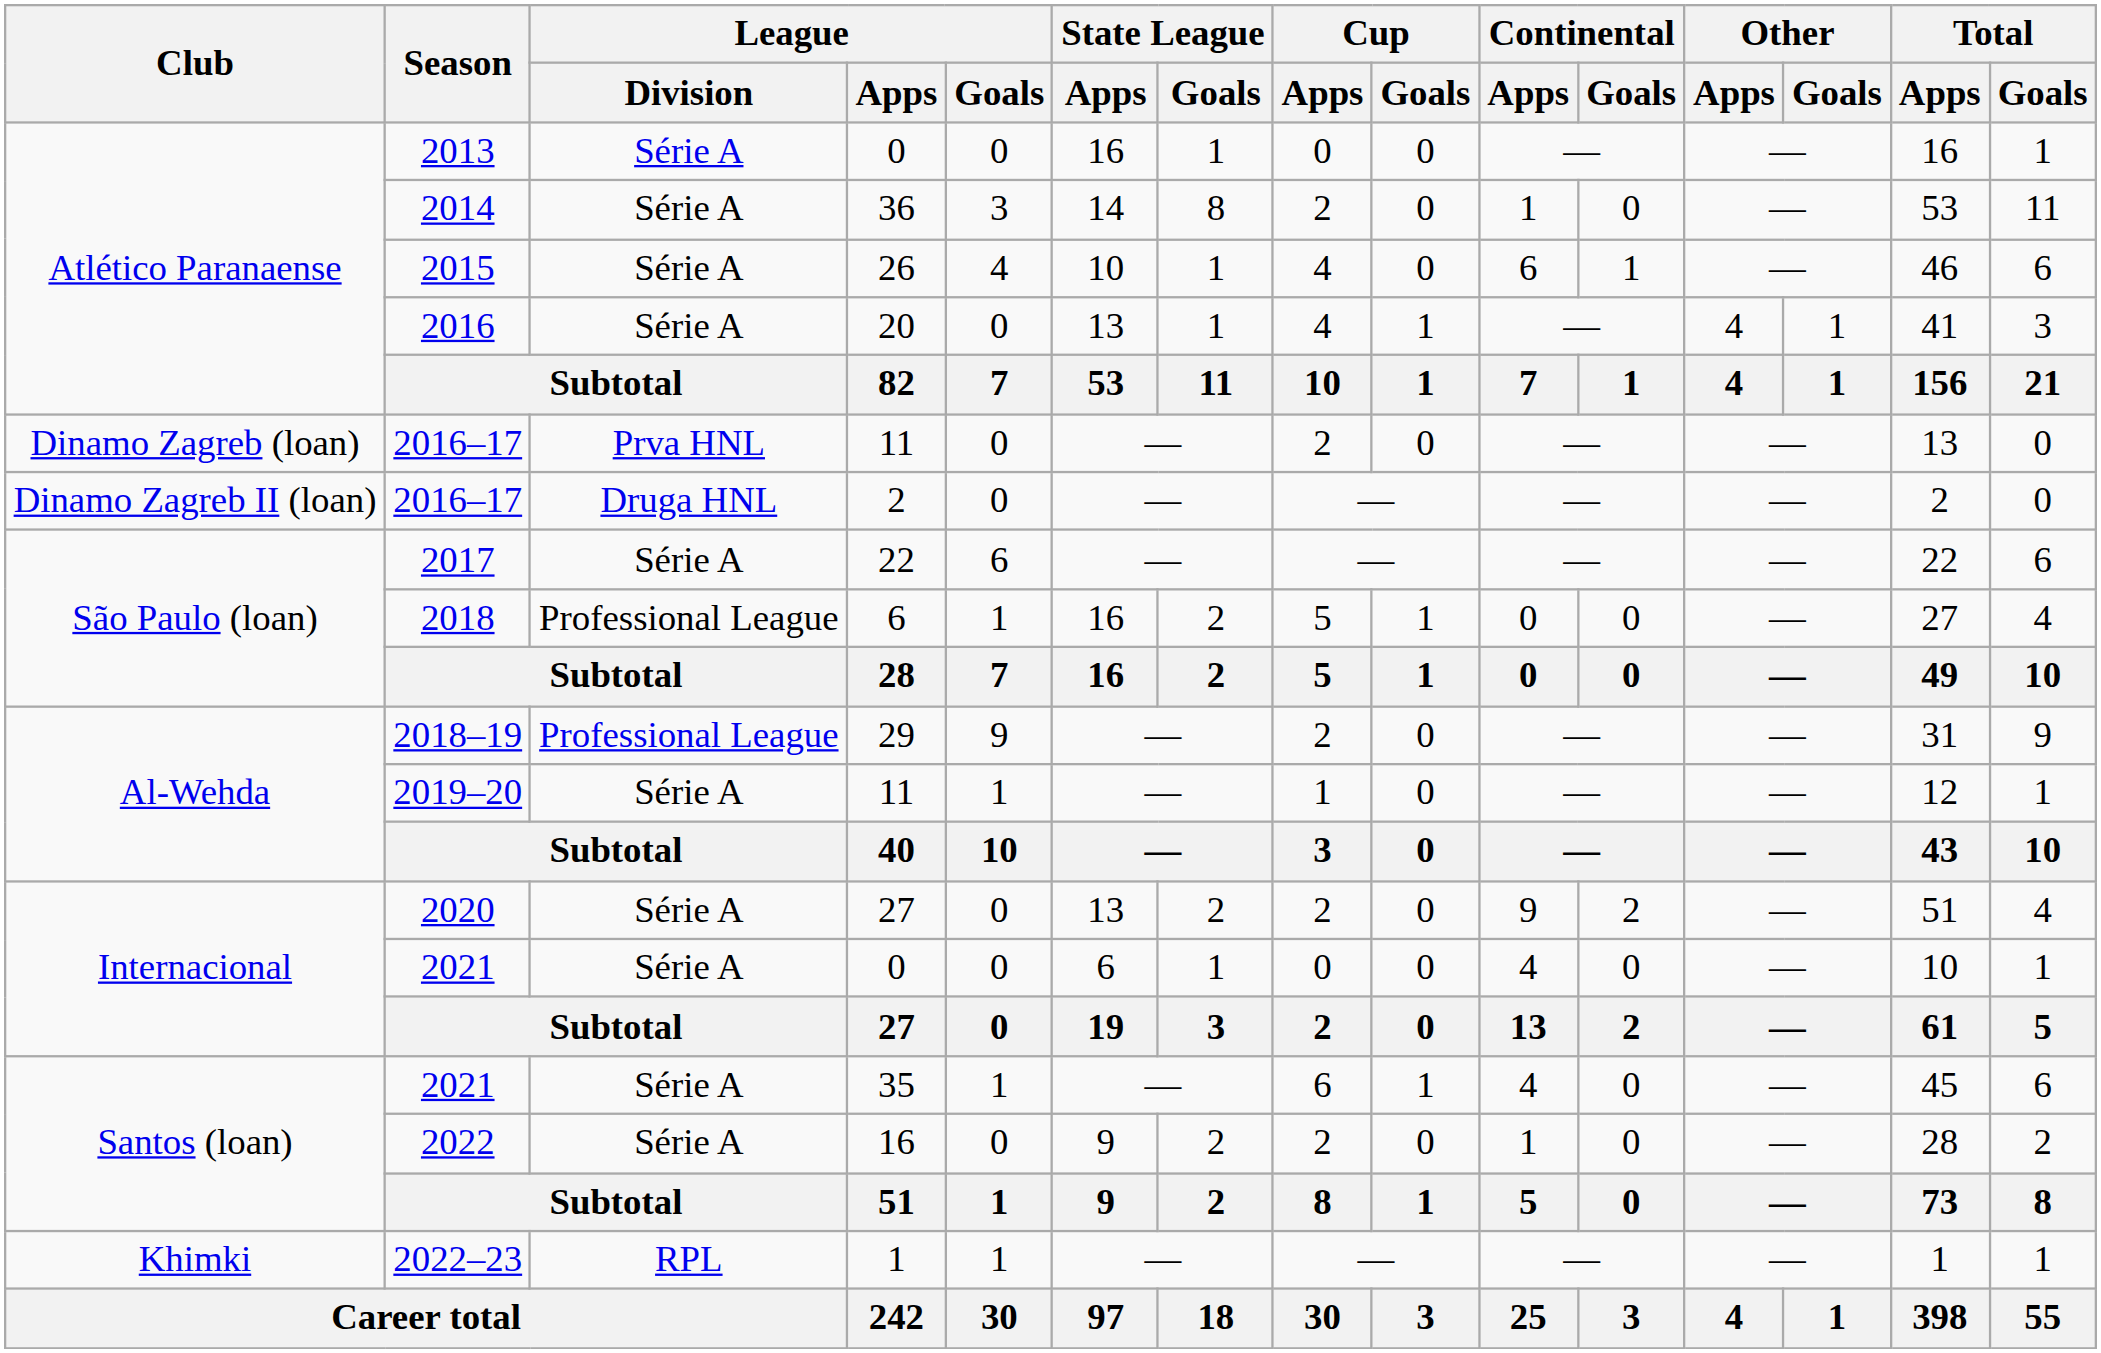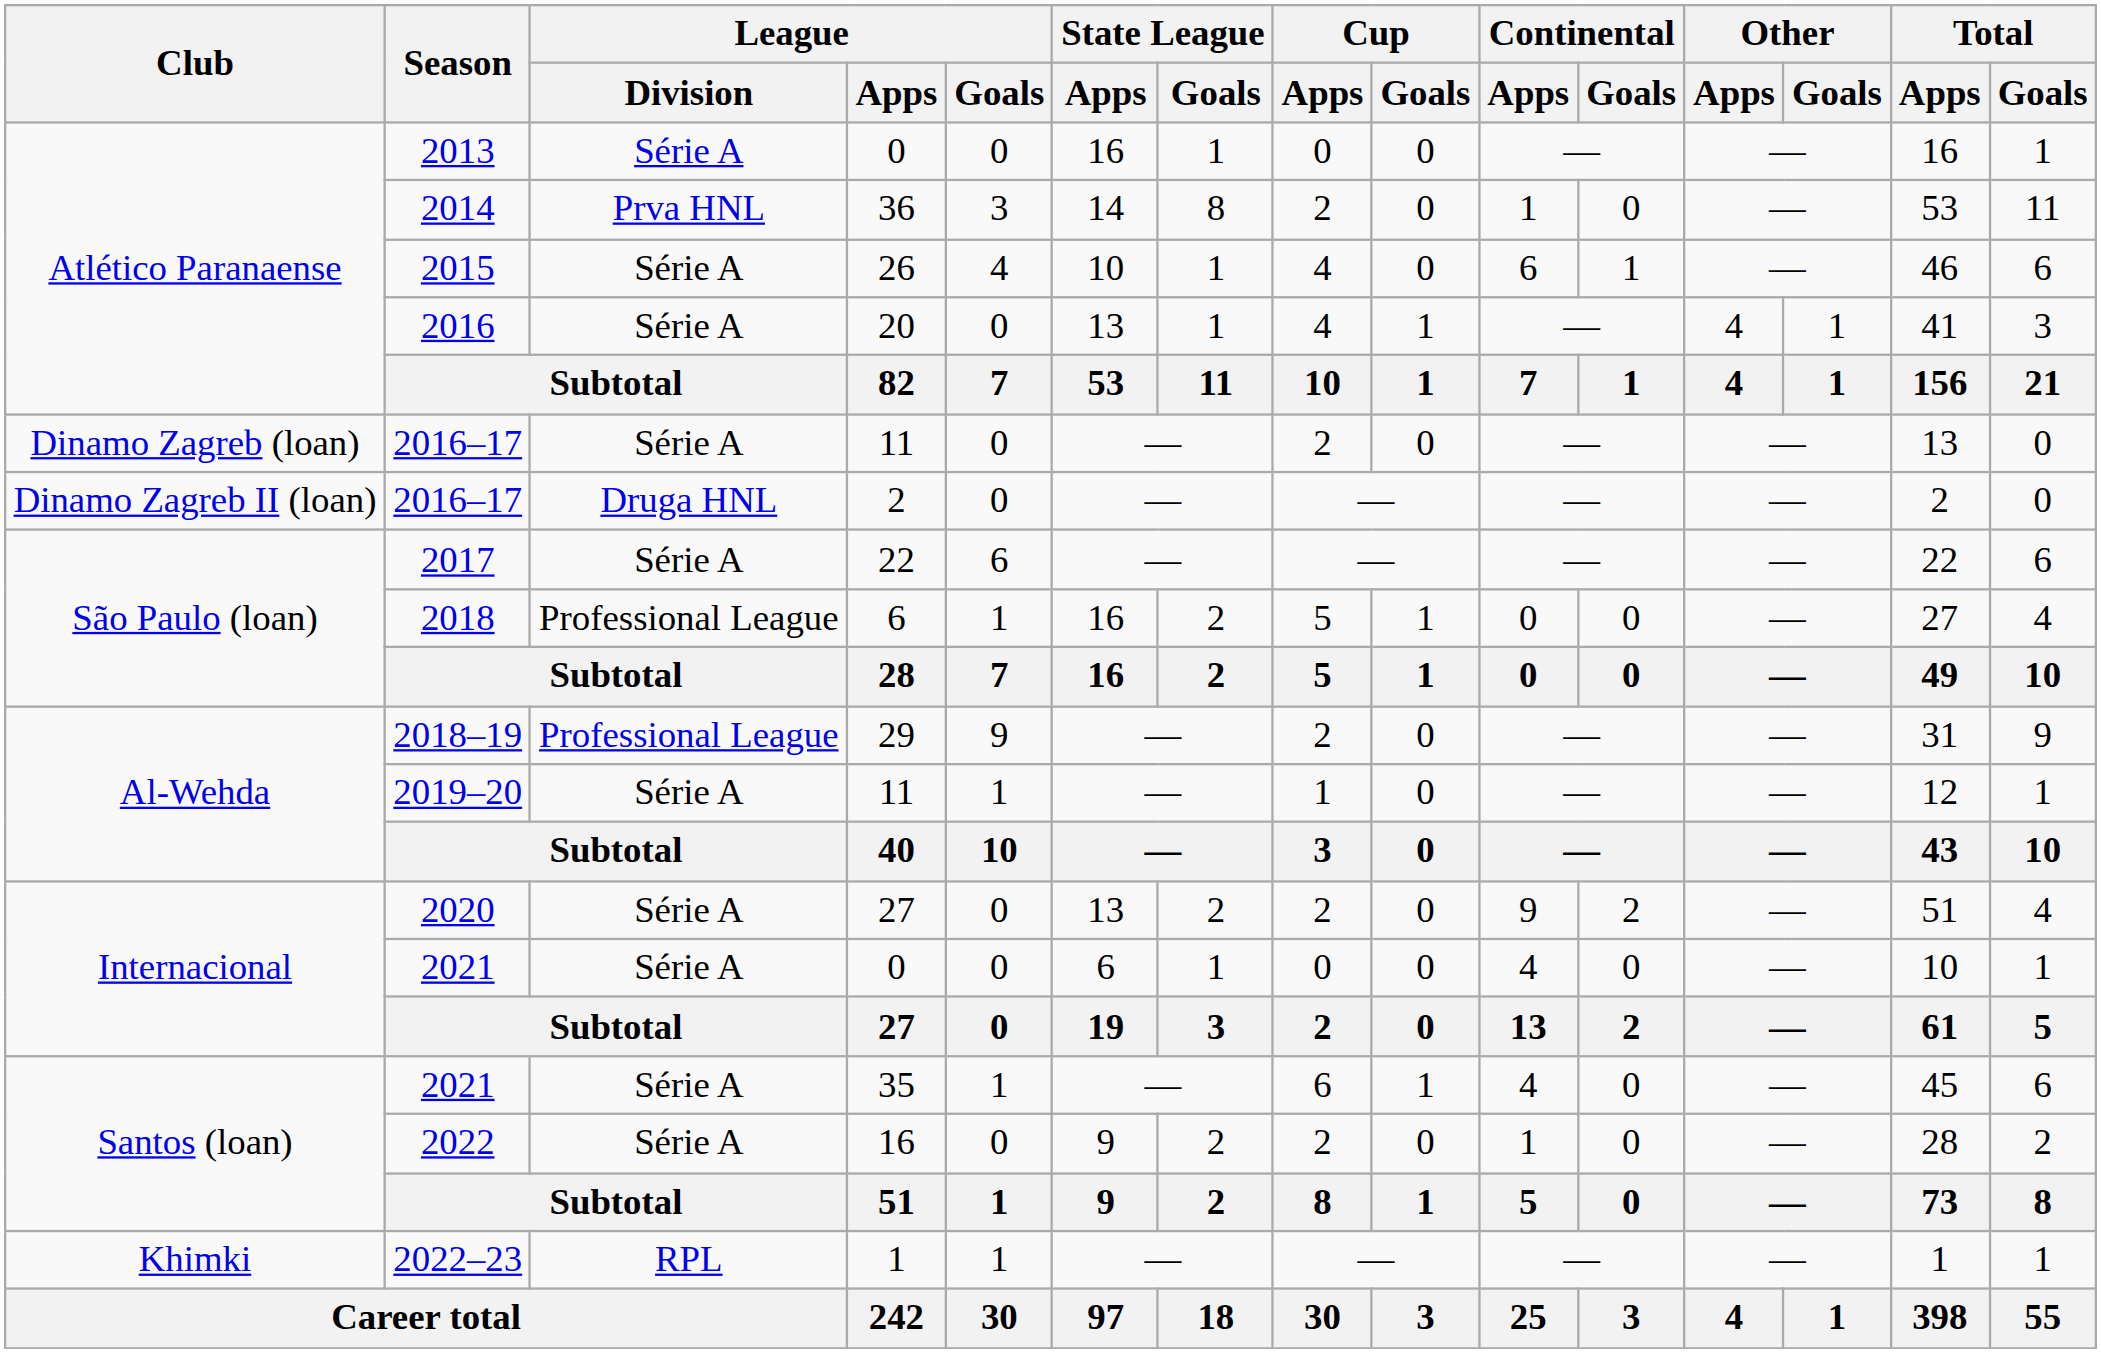(689, 208) Série A -> (689, 208) Prva HNL
(689, 442) Prva HNL -> (689, 442) Série A
